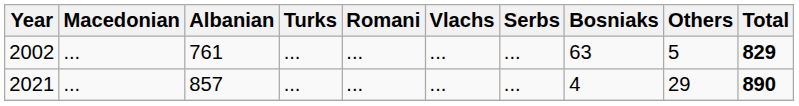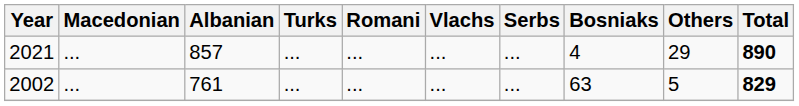rows swapped: (32, 52) <-> (32, 84)
